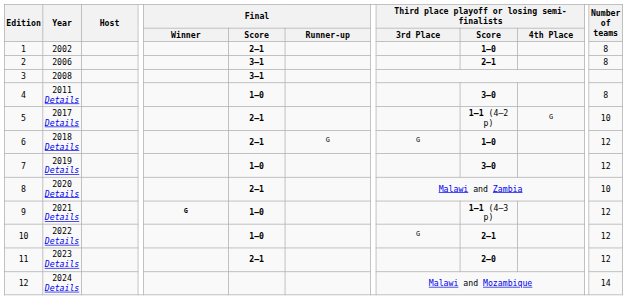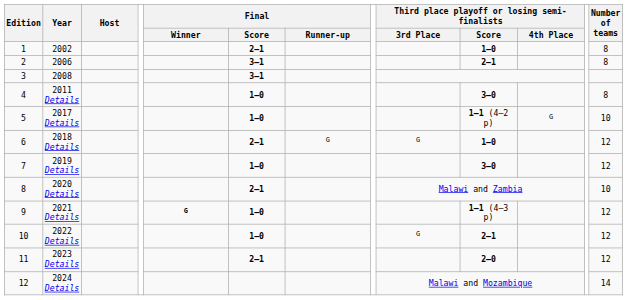(257, 118) 2–1 -> (257, 118) 1–0
